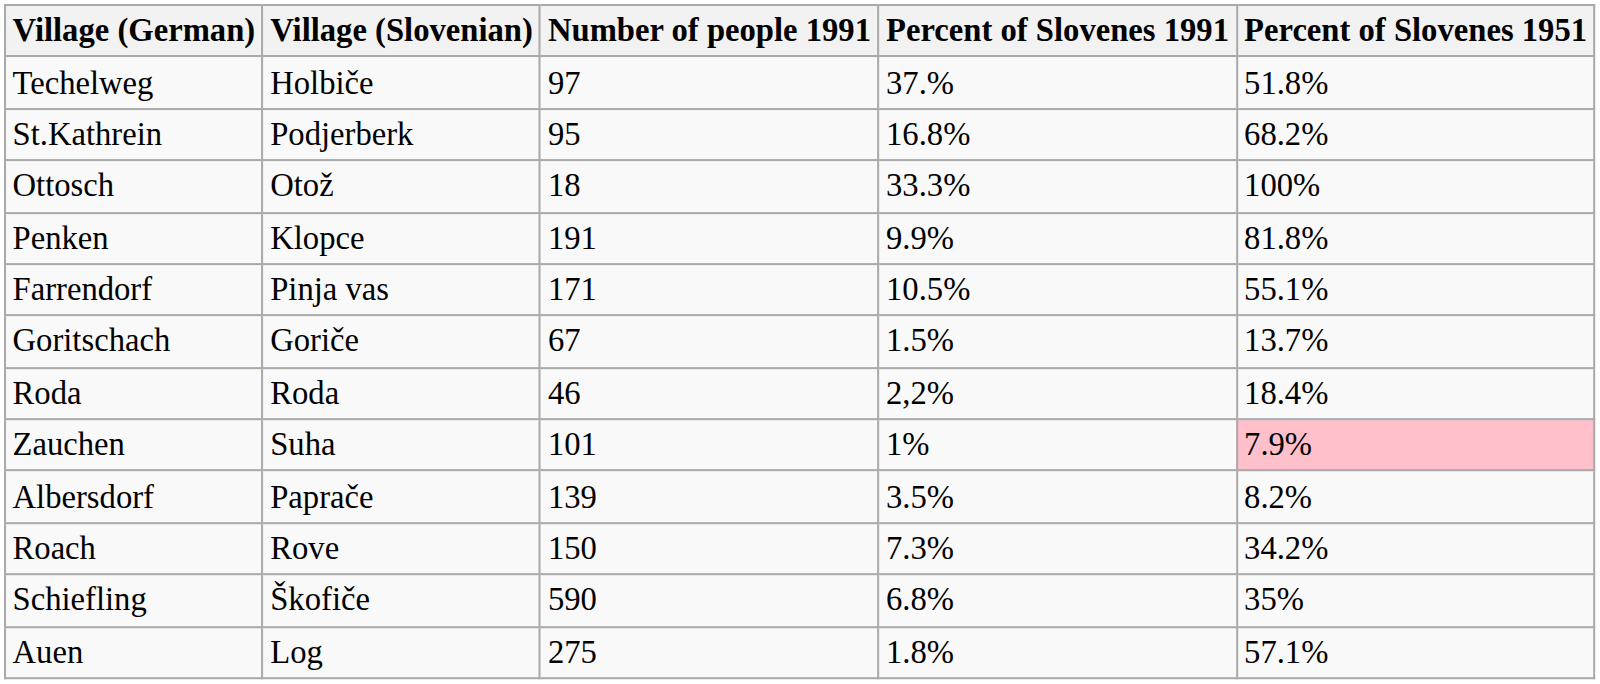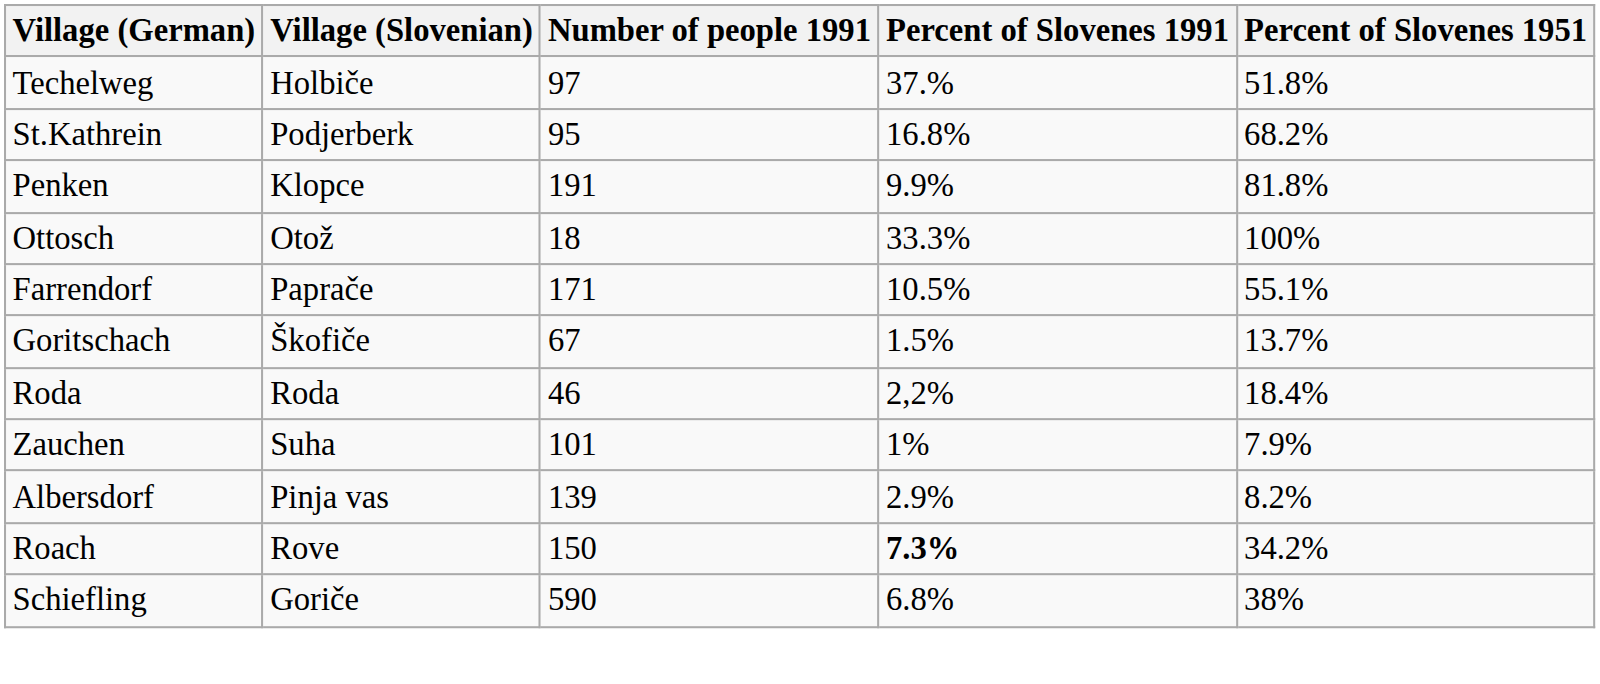rows swapped: (63, 185) <-> (61, 237)
(330, 289) Pinja vas -> (322, 289) Paprače
(315, 340) Goriče -> (320, 340) Škofiče
(1278, 444) pink background -> (1278, 444) no background
(322, 496) Paprače -> (330, 496) Pinja vas
(920, 496) 3.5% -> (920, 496) 2.9%
(920, 548) normal -> (923, 548) bold
(320, 599) Škofiče -> (315, 599) Goriče
(1274, 599) 35% -> (1274, 599) 38%
- row: (48, 651)
